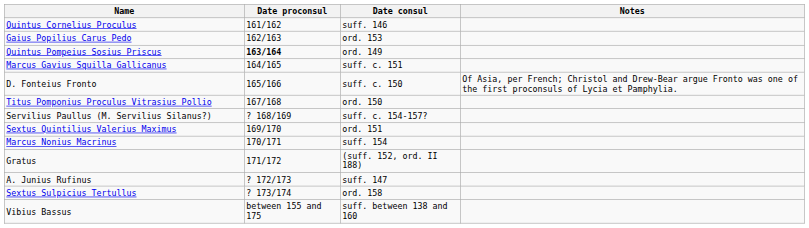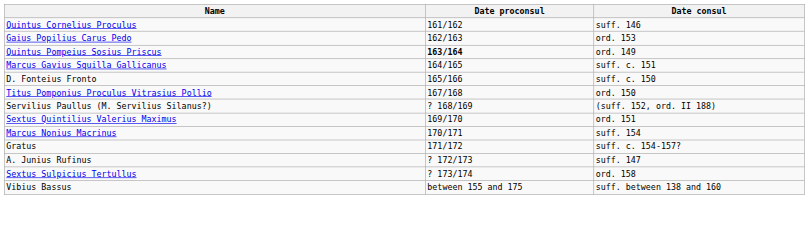- column: (632, 11)
(385, 116) suff. c. 154-157? -> (656, 106) (suff. 152, ord. II 188)
(390, 161) (suff. 152, ord. II 188) -> (638, 147) suff. c. 154-157?
